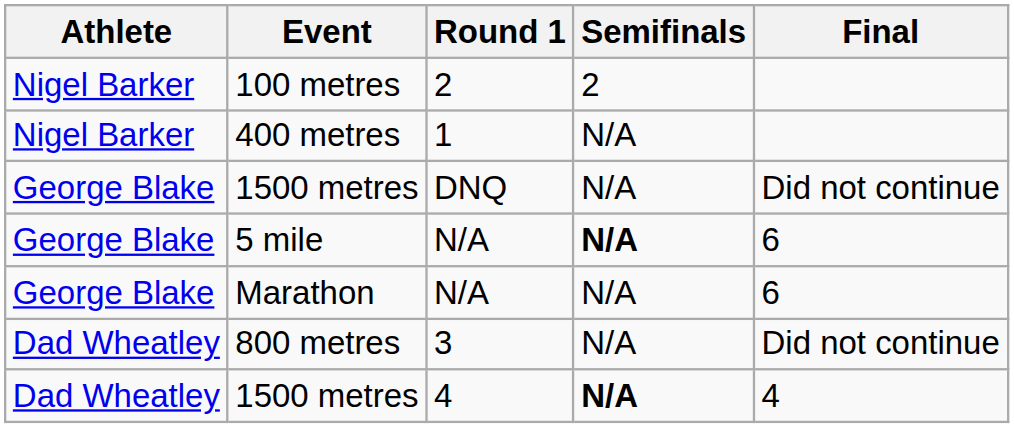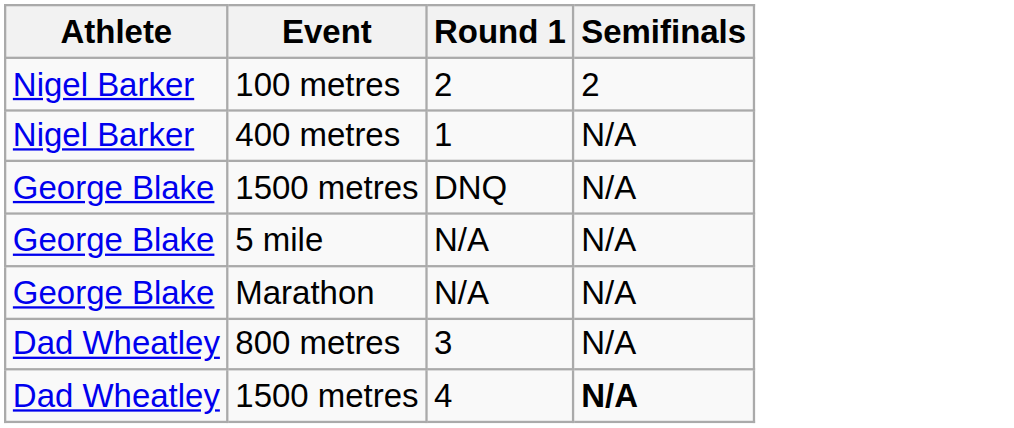- column: (881, 32)
(610, 240) bold -> (609, 240) normal
